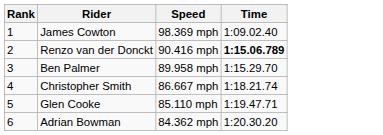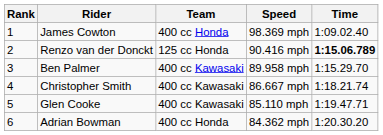+ column: (201, 14)
